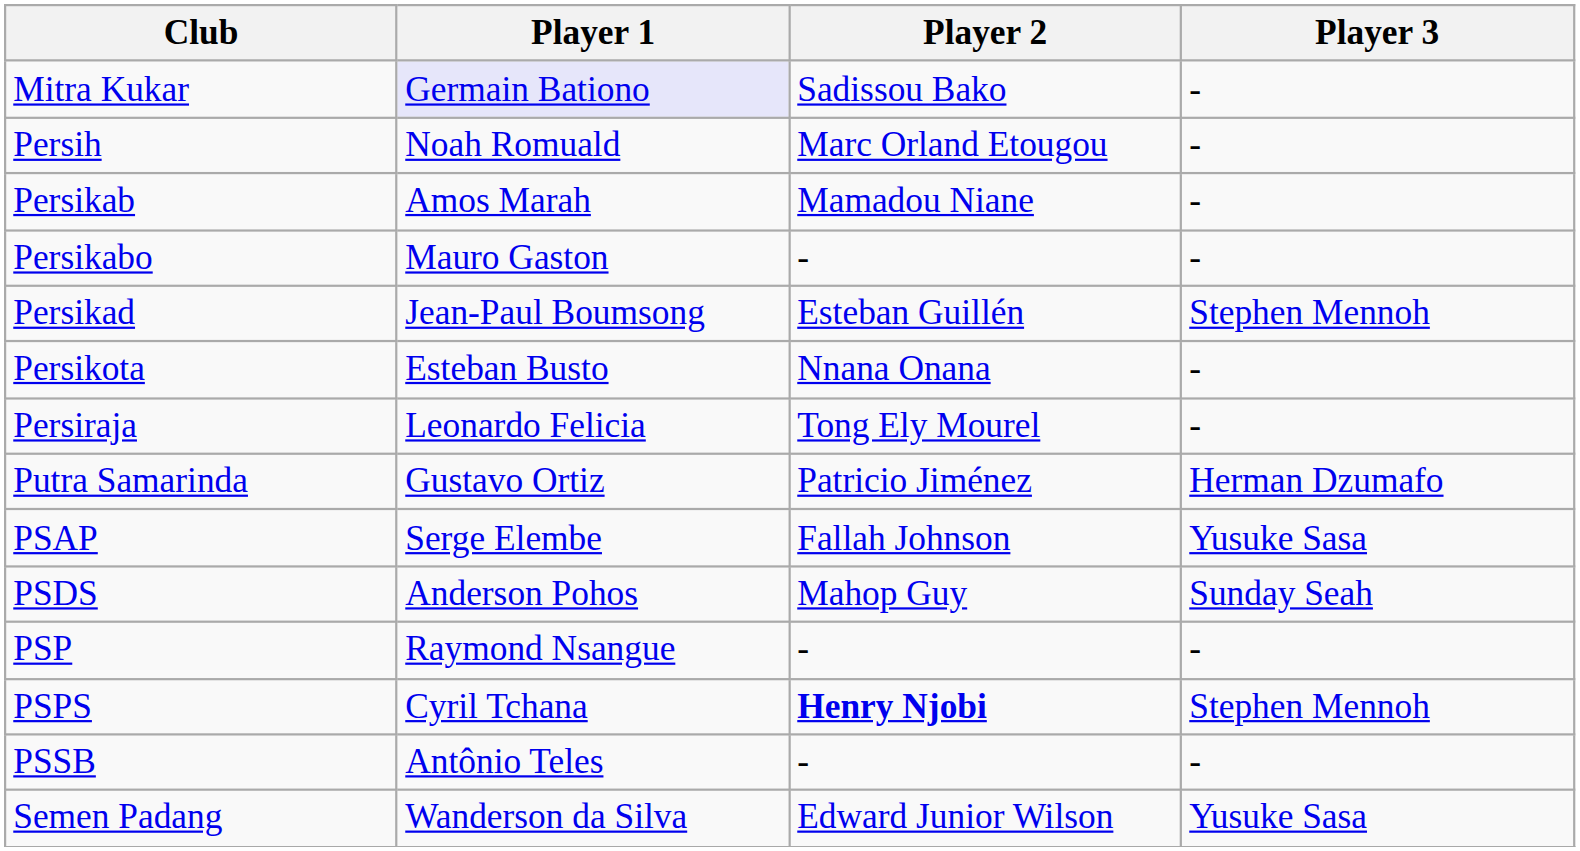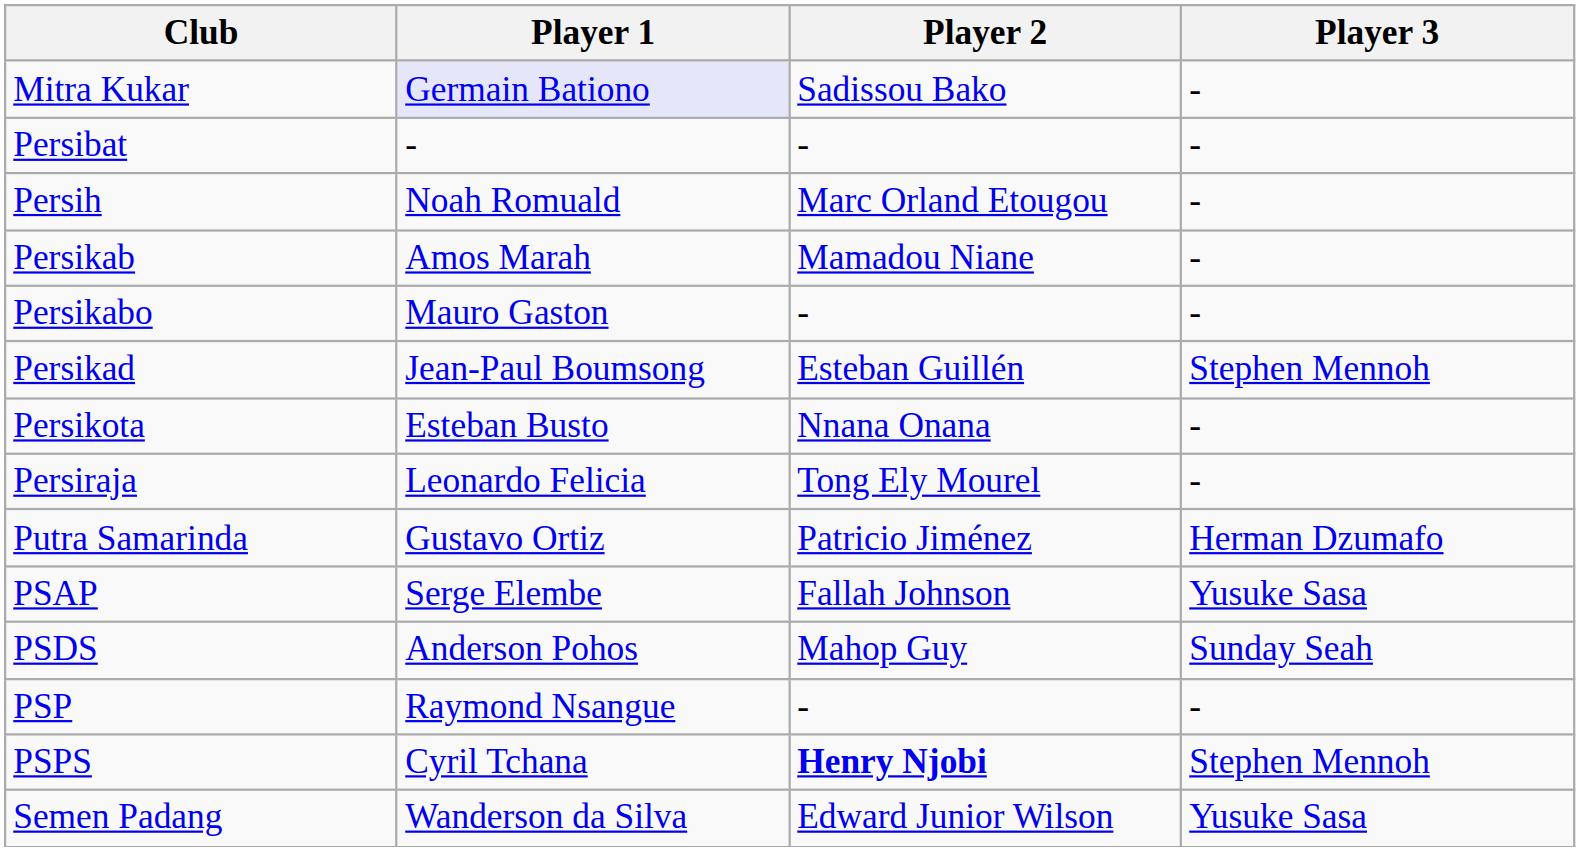+ row: (70, 144)
- row: (55, 761)
